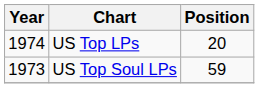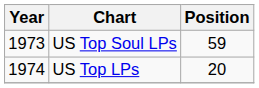rows swapped: (115, 69) <-> (96, 43)
